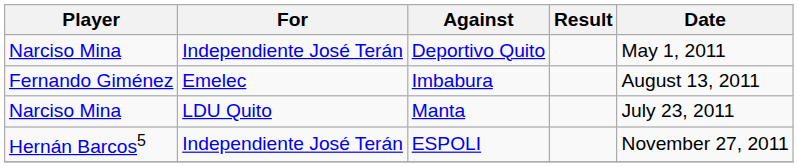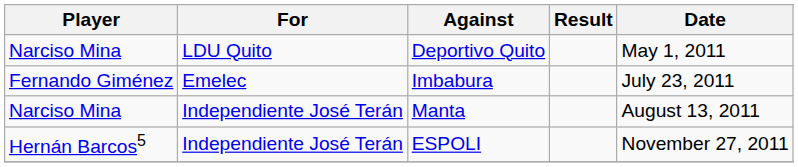(293, 50) Independiente José Terán -> (227, 50) LDU Quito
(691, 80) August 13, 2011 -> (678, 80) July 23, 2011
(227, 111) LDU Quito -> (293, 111) Independiente José Terán
(678, 111) July 23, 2011 -> (691, 111) August 13, 2011
